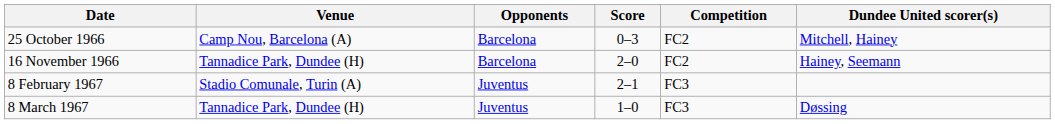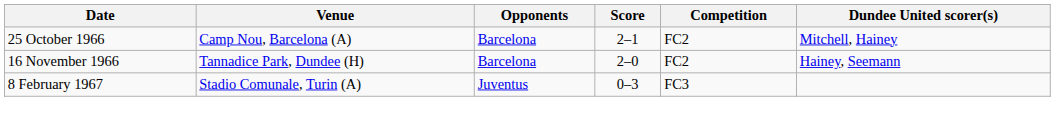(628, 38) 0–3 -> (628, 38) 2–1
(628, 84) 2–1 -> (628, 84) 0–3
- row: (48, 107)
